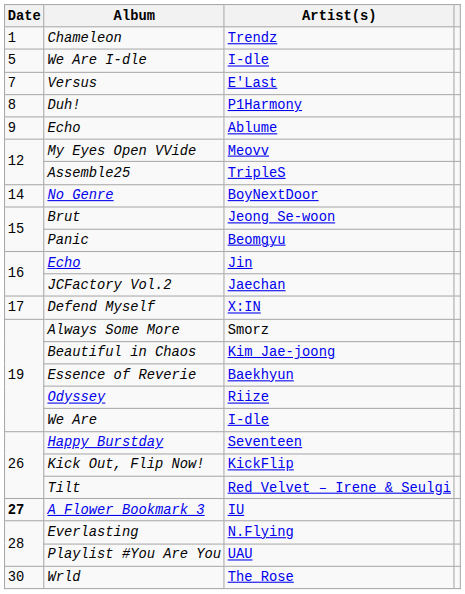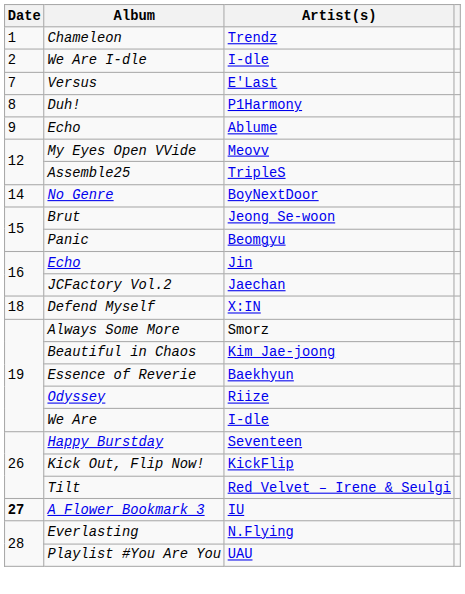(12, 61) 5 -> (12, 61) 2
(16, 308) 17 -> (16, 308) 18
- row: (64, 577)
